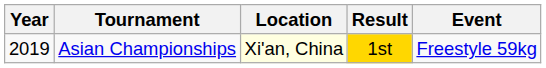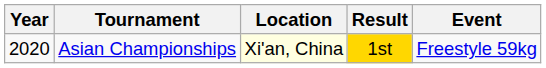(29, 48) 2019 -> (29, 48) 2020
